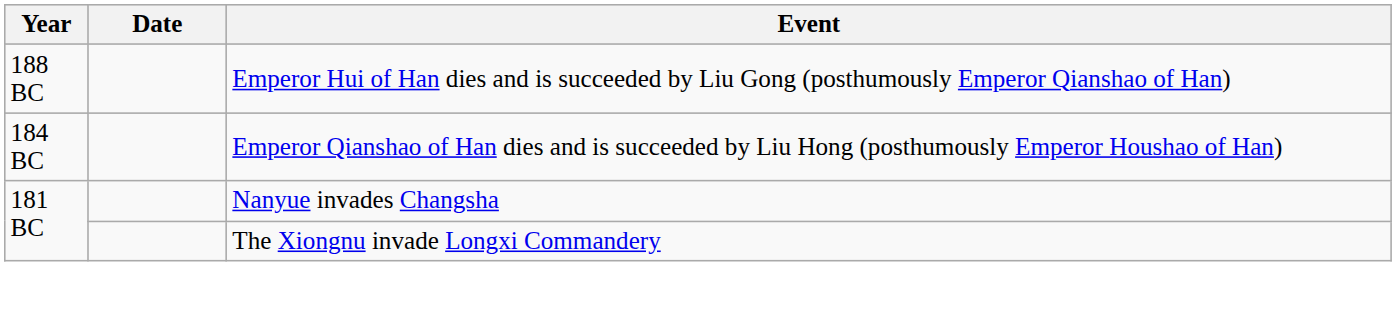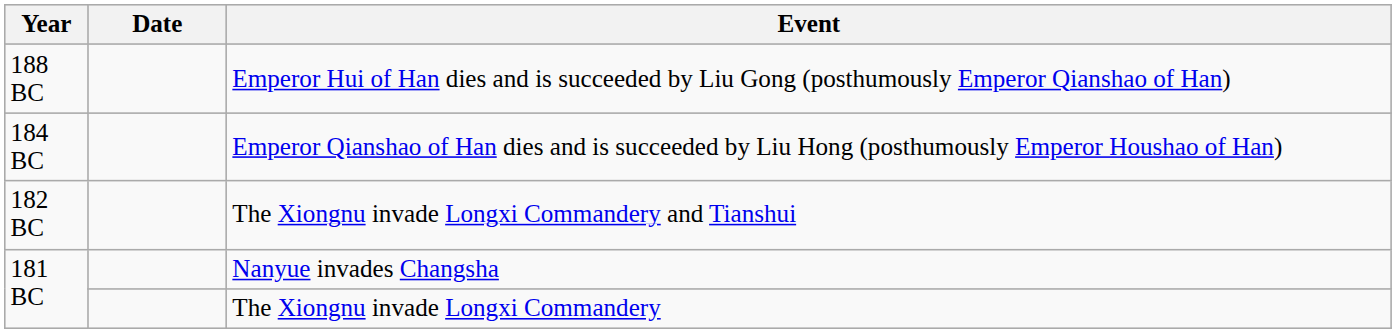+ row: (514, 214)
